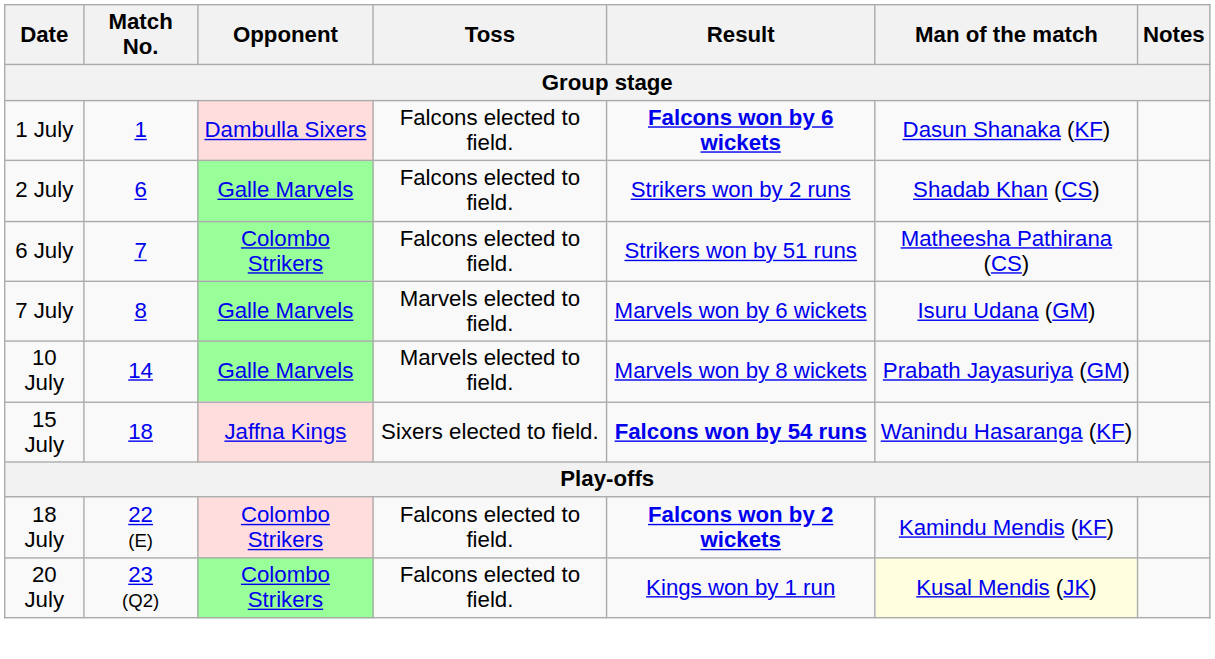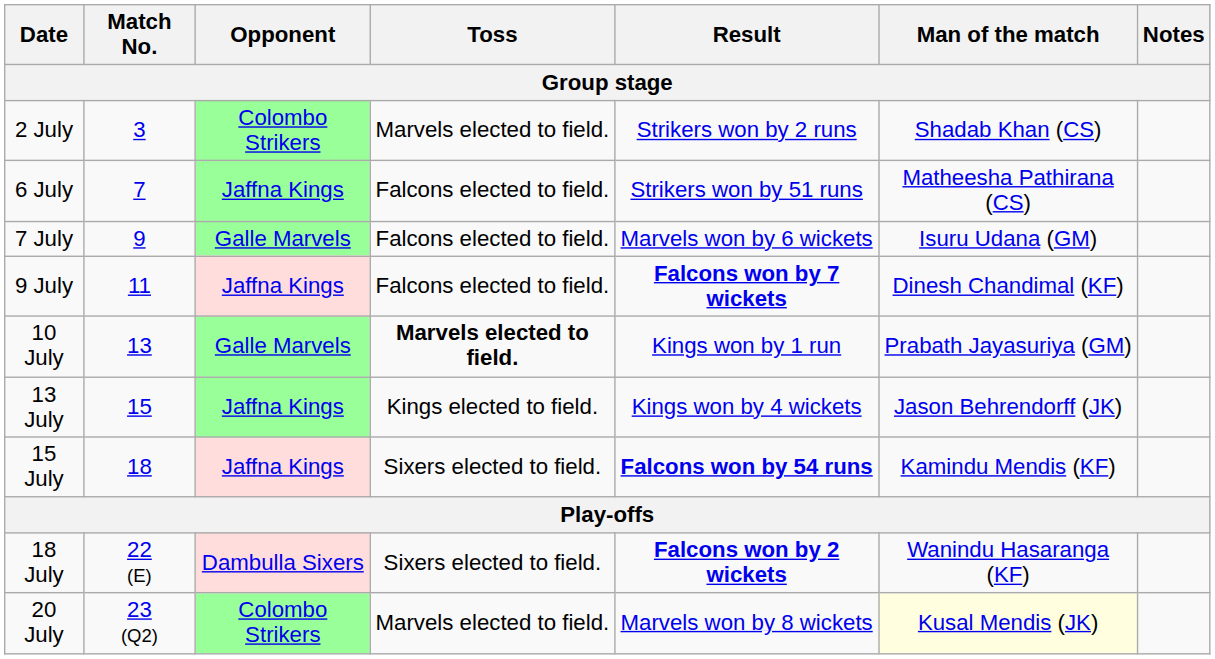- row: (44, 130)
(141, 190) 6 -> (139, 130) 3
(285, 190) Galle Marvels -> (283, 130) Colombo Strikers
(490, 190) Falcons elected to field. -> (492, 130) Marvels elected to field.
(285, 250) Colombo Strikers -> (283, 190) Jaffna Kings
(141, 311) 8 -> (139, 238) 9
(490, 311) Marvels elected to field. -> (492, 238) Falcons elected to field.
+ row: (44, 286)
(141, 371) 14 -> (139, 346) 13
(490, 371) normal -> (492, 346) bold
(741, 371) Marvels won by 8 wickets -> (747, 346) Kings won by 1 run
+ row: (44, 406)
(1006, 431) Wanindu Hasaranga (KF) -> (1008, 466) Kamindu Mendis (KF)
(285, 527) Colombo Strikers -> (283, 562) Dambulla Sixers
(490, 527) Falcons elected to field. -> (492, 562) Sixers elected to field.
(1006, 527) Kamindu Mendis (KF) -> (1008, 562) Wanindu Hasaranga (KF)
(490, 587) Falcons elected to field. -> (492, 622) Marvels elected to field.
(741, 587) Kings won by 1 run -> (747, 622) Marvels won by 8 wickets
